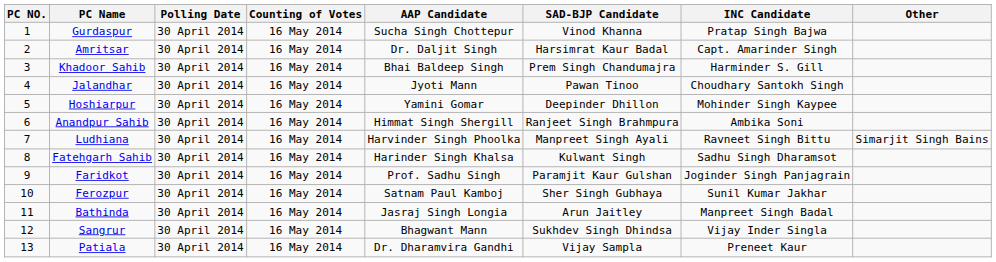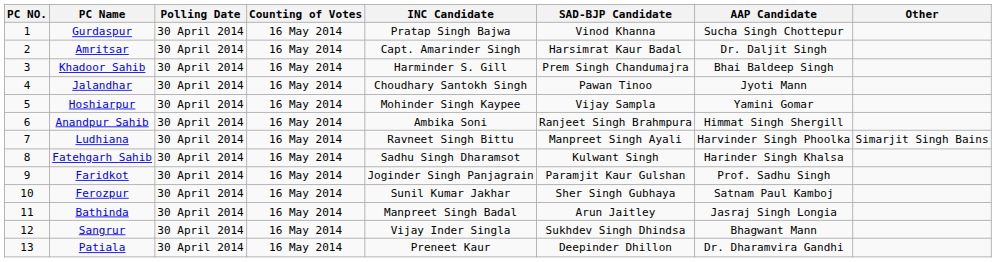columns swapped: (767, 13) <-> (444, 13)
(602, 103) Deepinder Dhillon -> (615, 103) Vijay Sampla
(602, 248) Vijay Sampla -> (615, 248) Deepinder Dhillon
